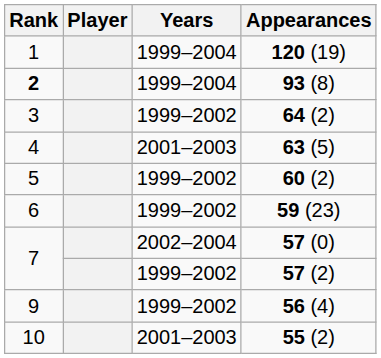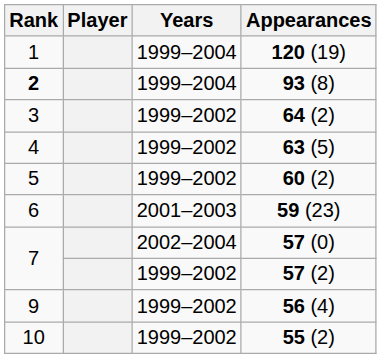(187, 147) 2001–2003 -> (187, 147) 1999–2002
(187, 210) 1999–2002 -> (187, 210) 2001–2003
(187, 337) 2001–2003 -> (187, 337) 1999–2002
